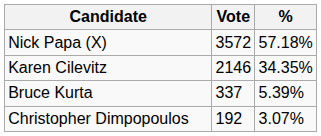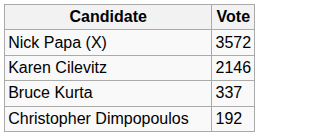- column: (286, 17)
